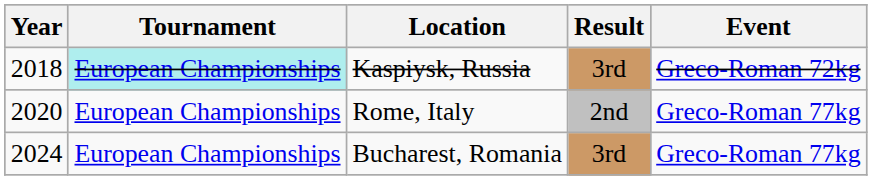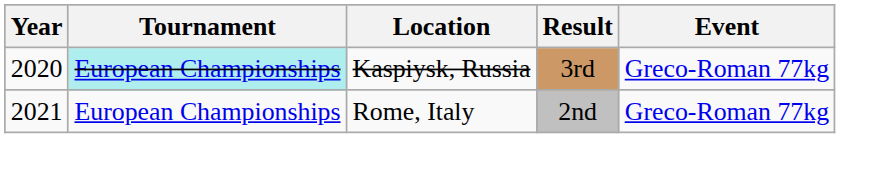(37, 68) 2018 -> (37, 68) 2020
(758, 68) Greco-Roman 72kg -> (727, 68) Greco-Roman 77kg
(37, 111) 2020 -> (37, 111) 2021
- row: (457, 153)
